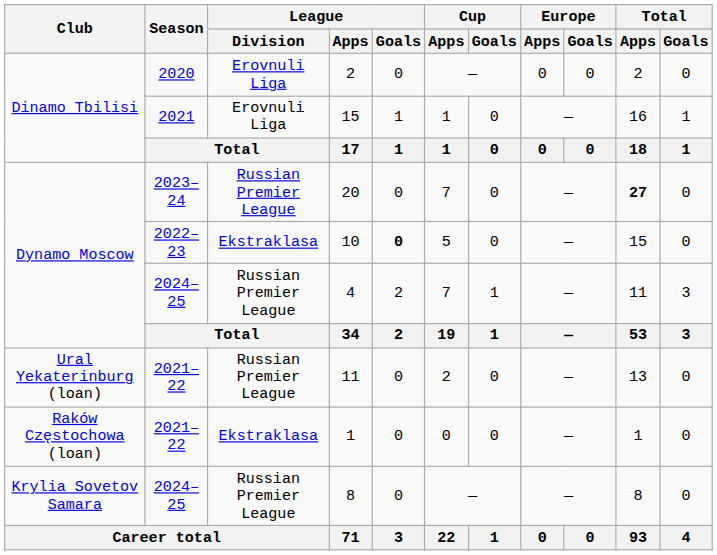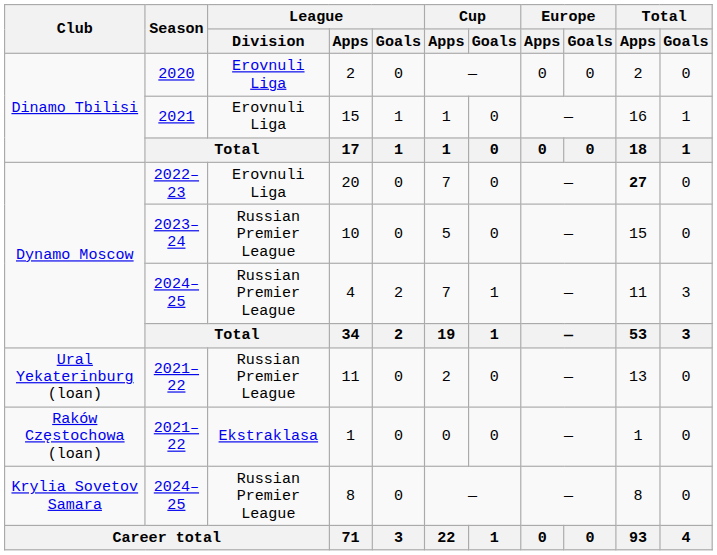(176, 192) 2023–24 -> (176, 183) 2022–23
(268, 192) Russian Premier League -> (268, 183) Erovnuli Liga
(176, 243) 2022–23 -> (176, 234) 2023–24
(268, 243) Ekstraklasa -> (268, 234) Russian Premier League
(398, 243) bold -> (398, 234) normal
